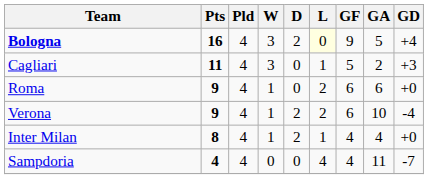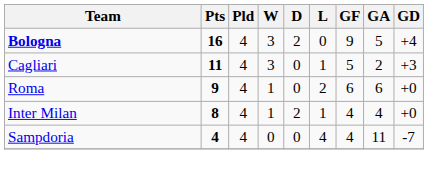(323, 40) lightyellow background -> (323, 40) no background
- row: (30, 112)
